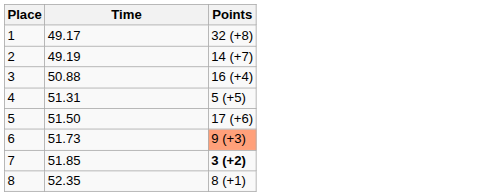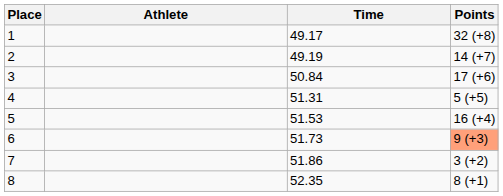+ column: (166, 14)
(64, 77) 50.88 -> (306, 77) 50.84
(232, 77) 16 (+4) -> (474, 77) 17 (+6)
(64, 118) 51.50 -> (306, 118) 51.53
(232, 118) 17 (+6) -> (474, 118) 16 (+4)
(64, 160) 51.85 -> (306, 160) 51.86
(229, 160) bold -> (471, 160) normal
